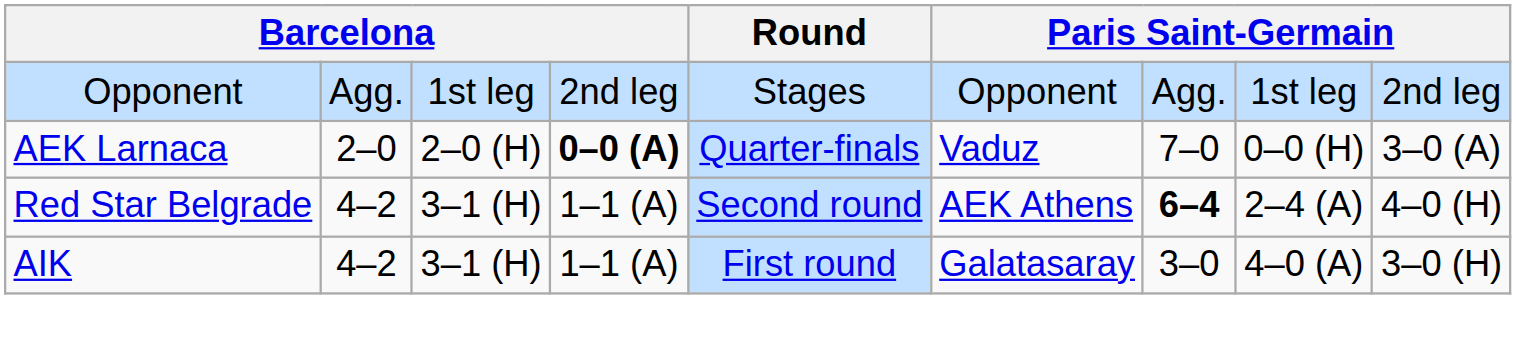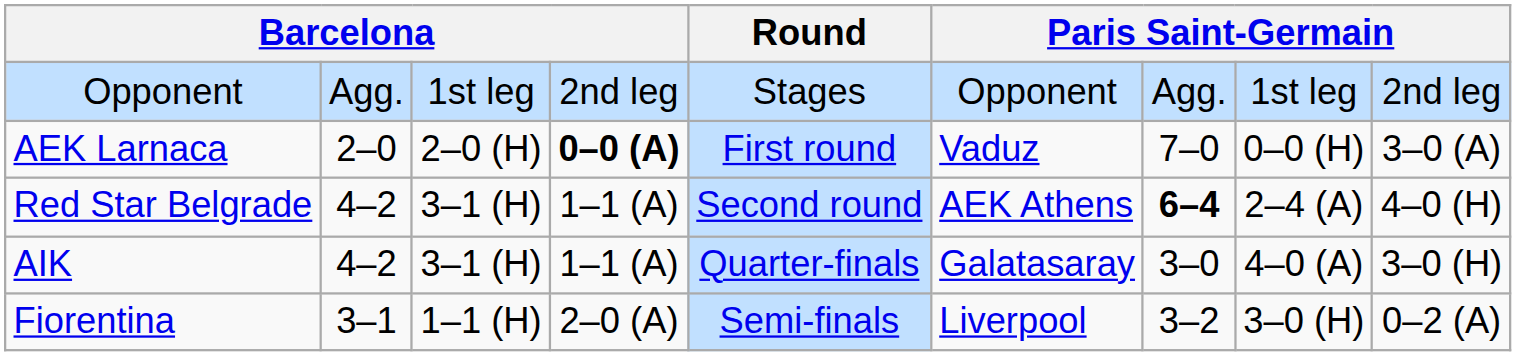(809, 148) Quarter-finals -> (809, 148) First round
(809, 263) First round -> (809, 263) Quarter-finals
+ row: (94, 321)
